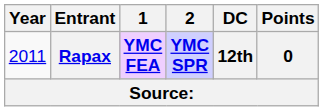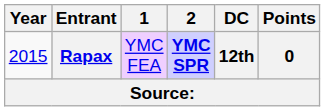(27, 55) 2011 -> (28, 55) 2015
(143, 55) bold -> (144, 55) normal
